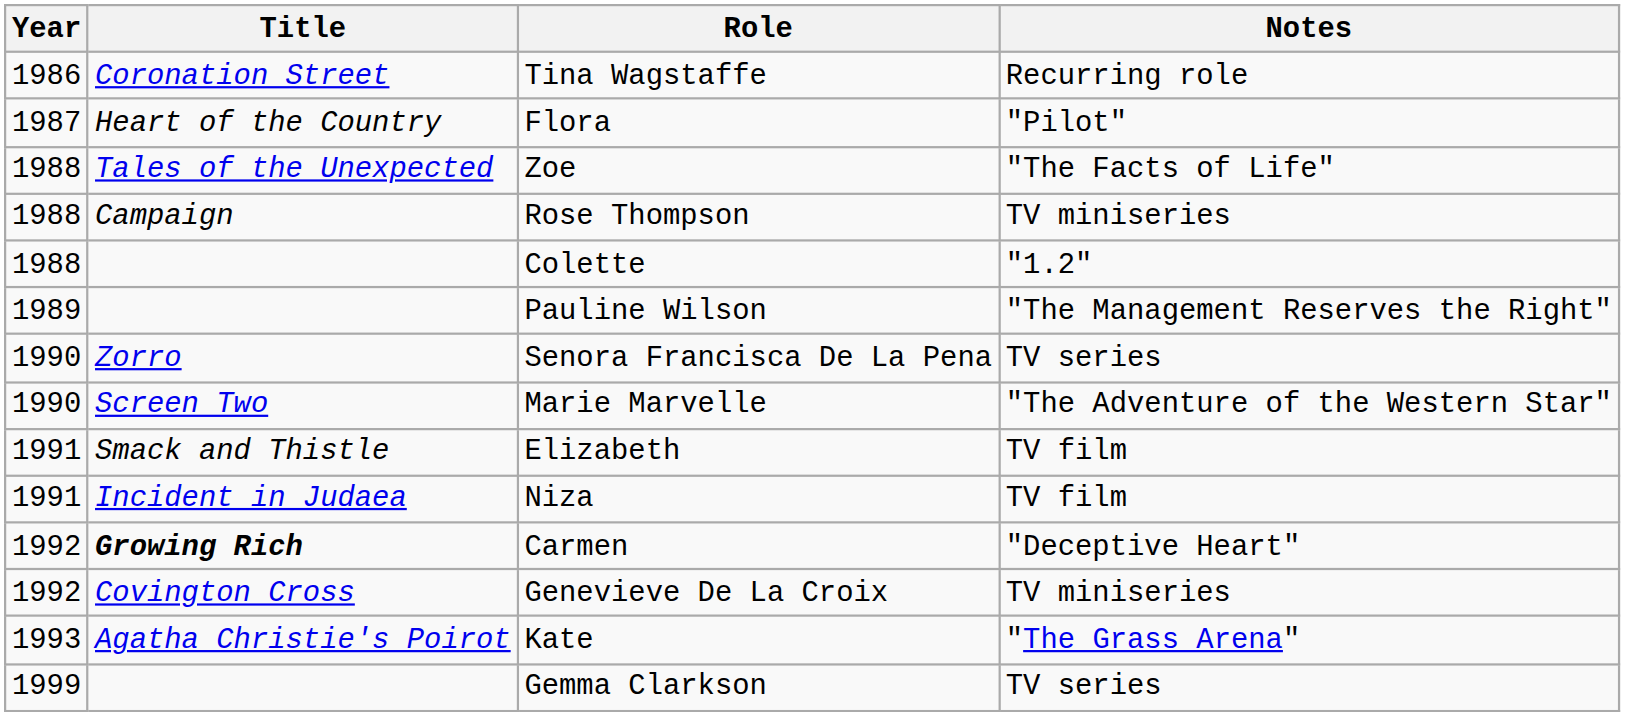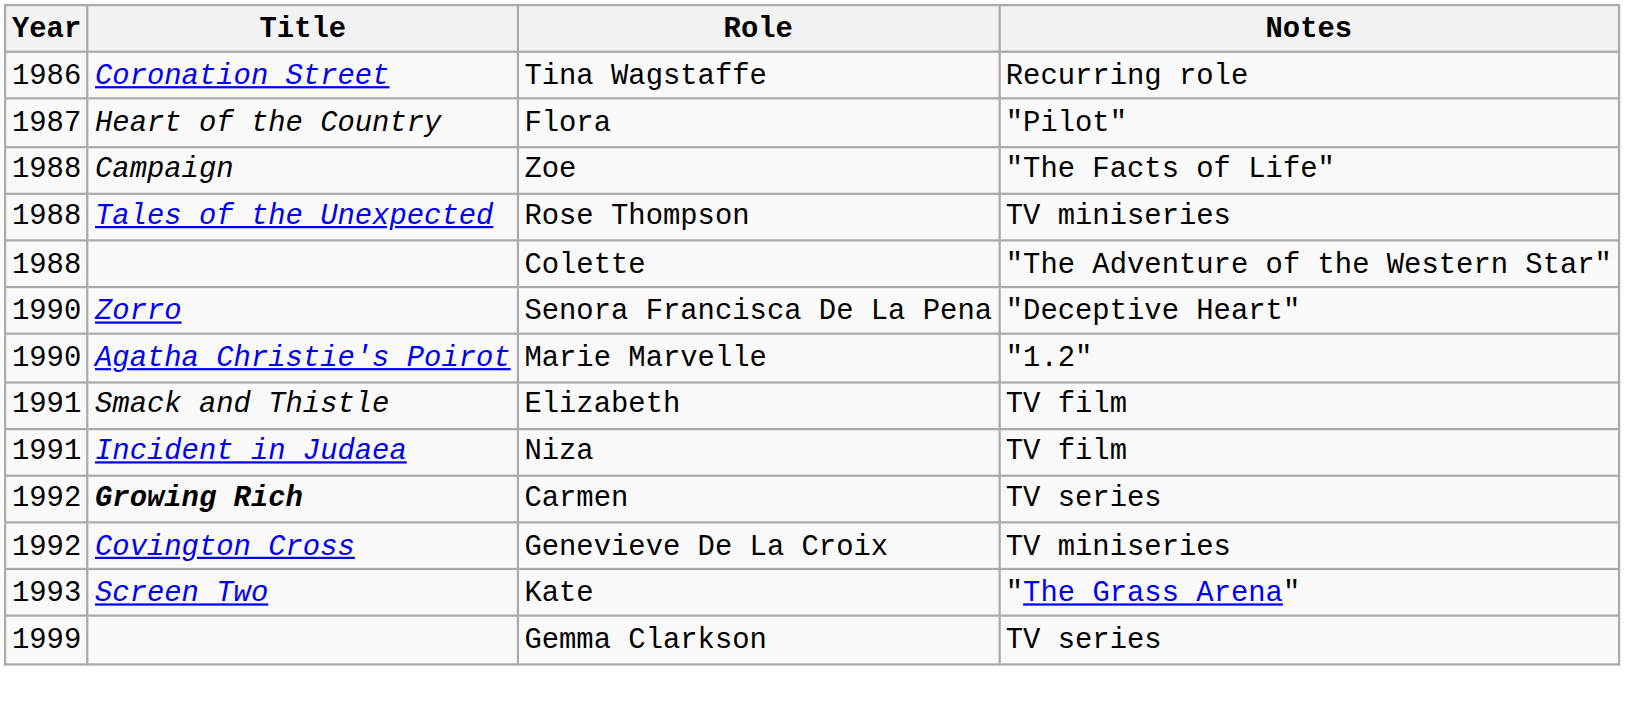(294, 170) Tales of the Unexpected -> (164, 170) Campaign
(164, 217) Campaign -> (294, 217) Tales of the Unexpected
(1049, 264) "1.2" -> (1309, 264) "The Adventure of the Western Star"
- row: (646, 311)
(1084, 358) TV series -> (1153, 311) "Deceptive Heart"
(182, 405) Screen Two -> (303, 358) Agatha Christie's Poirot
(1309, 405) "The Adventure of the Western Star" -> (1049, 358) "1.2"
(1153, 546) "Deceptive Heart" -> (1084, 499) TV series
(303, 640) Agatha Christie's Poirot -> (182, 593) Screen Two
